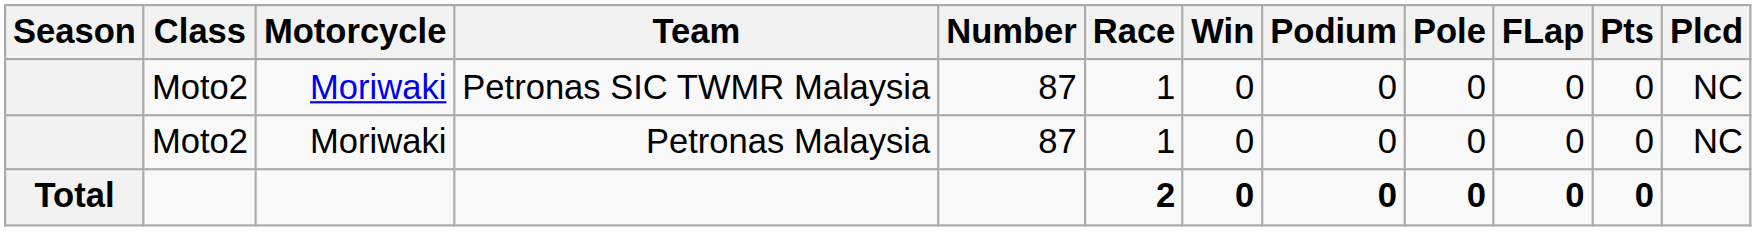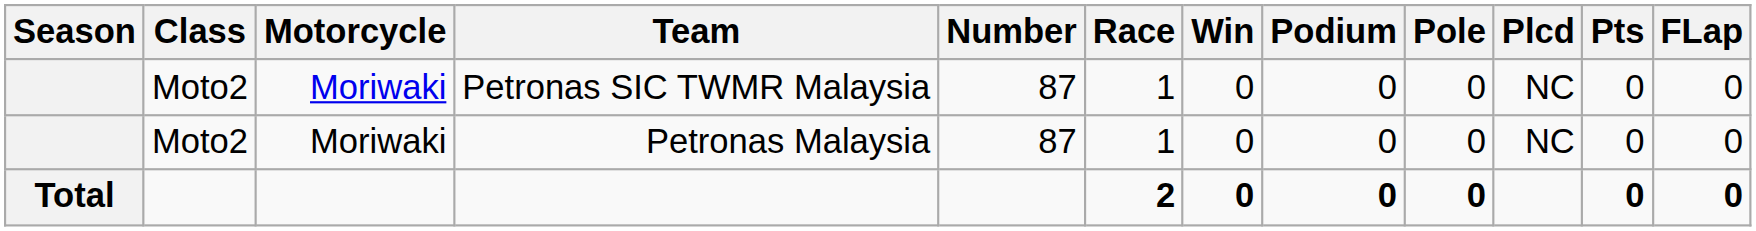columns swapped: (1543, 31) <-> (1707, 31)
